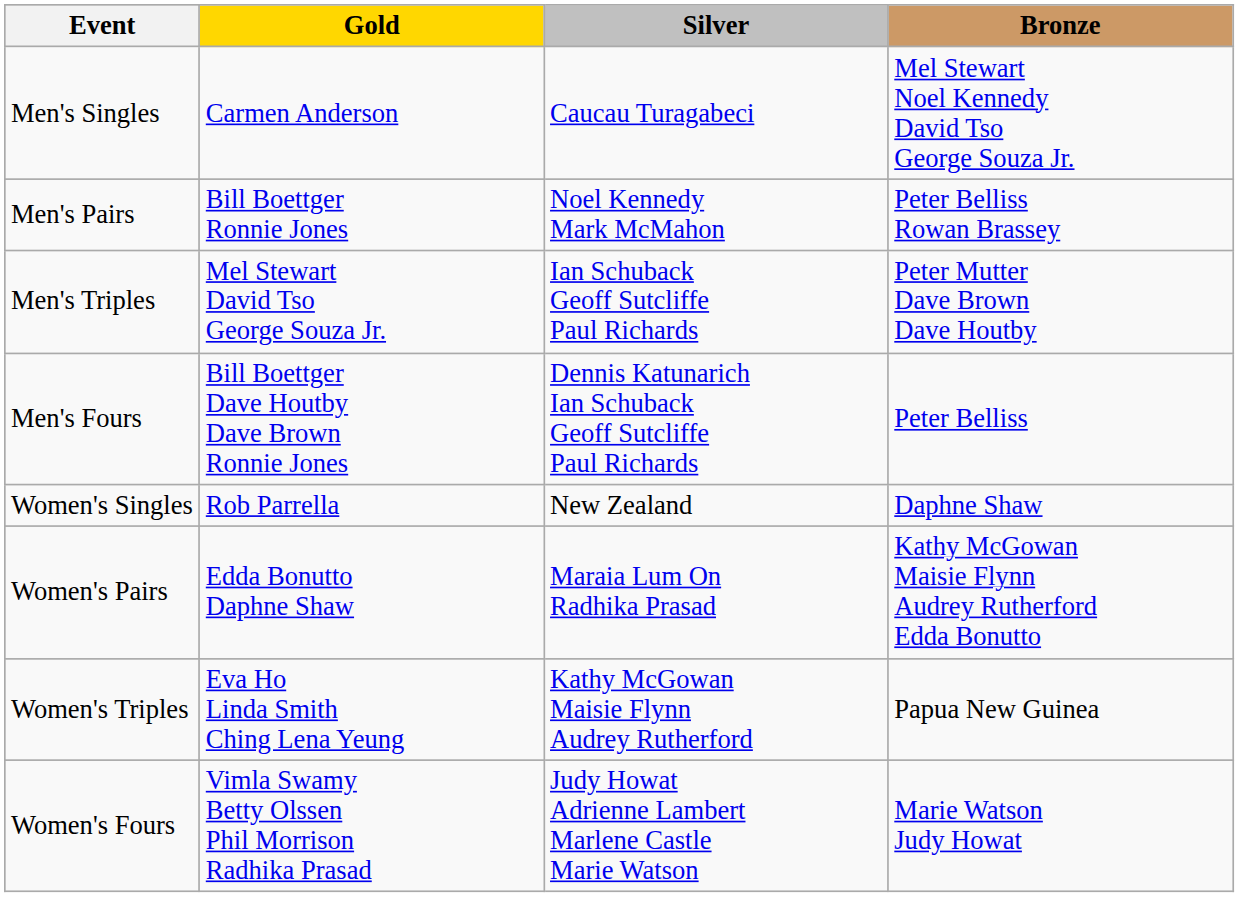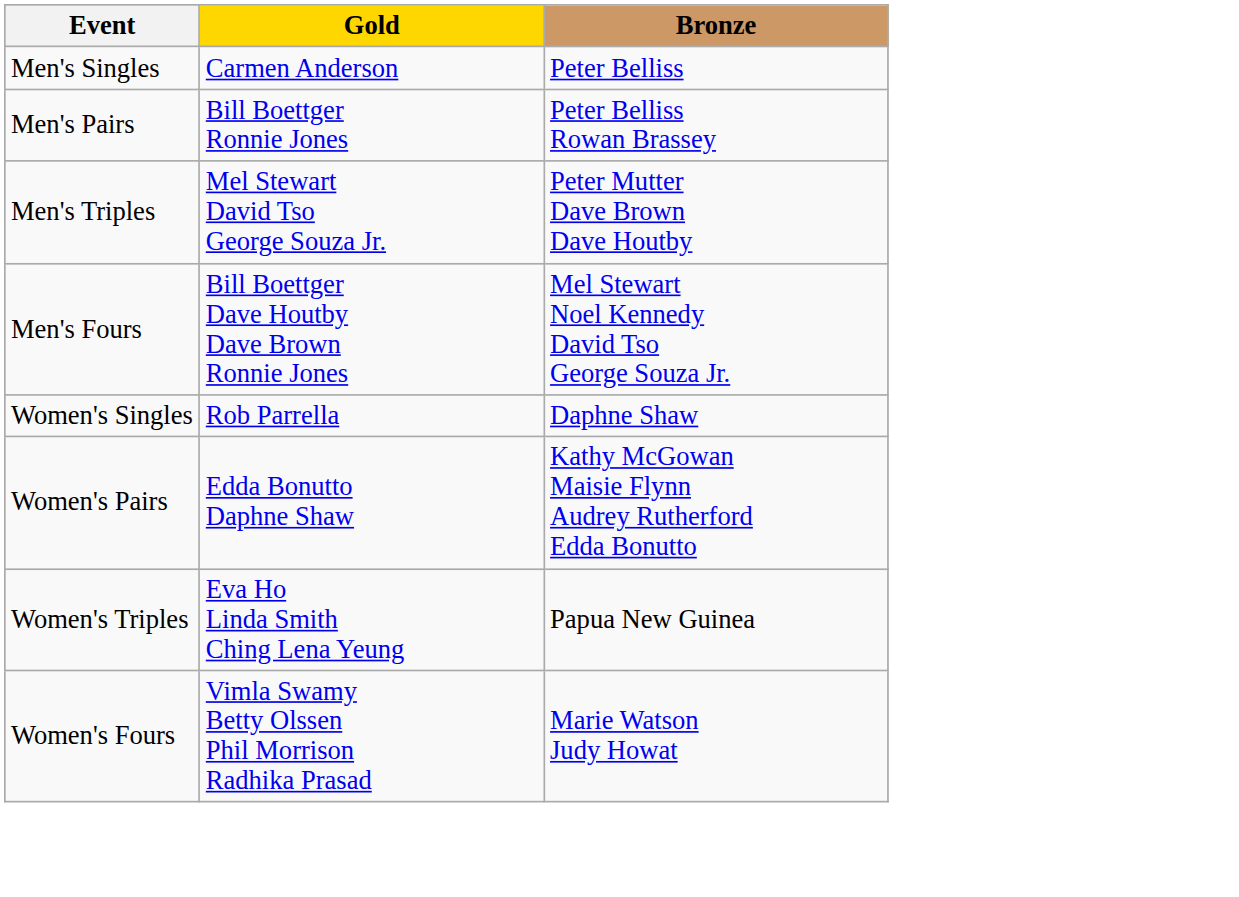- column: (716, 25)
(984, 112) Mel Stewart Noel Kennedy David Tso George Souza Jr. -> (617, 67) Peter Belliss
(961, 418) Peter Belliss -> (640, 328) Mel Stewart Noel Kennedy David Tso George Souza Jr.
